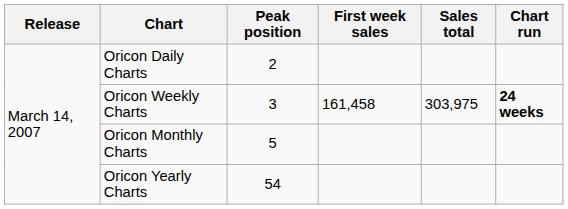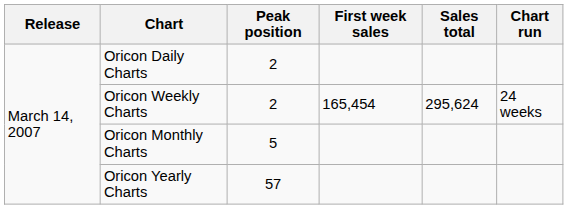(273, 104) 3 -> (273, 104) 2
(349, 104) 161,458 -> (349, 104) 165,454
(451, 104) 303,975 -> (452, 104) 295,624
(522, 104) bold -> (521, 104) normal
(273, 184) 54 -> (273, 184) 57
